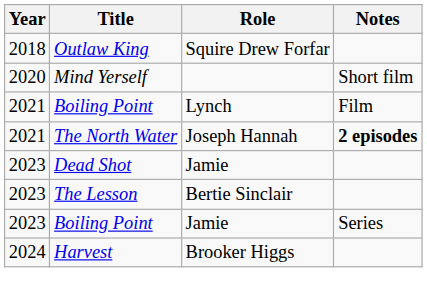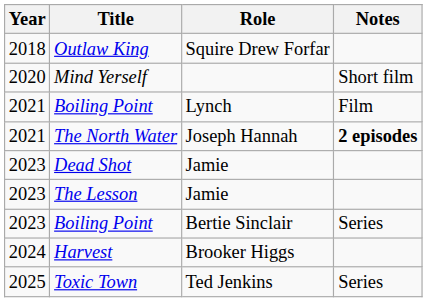(239, 194) Bertie Sinclair -> (207, 194) Jamie
(207, 223) Jamie -> (239, 223) Bertie Sinclair
+ row: (27, 281)
